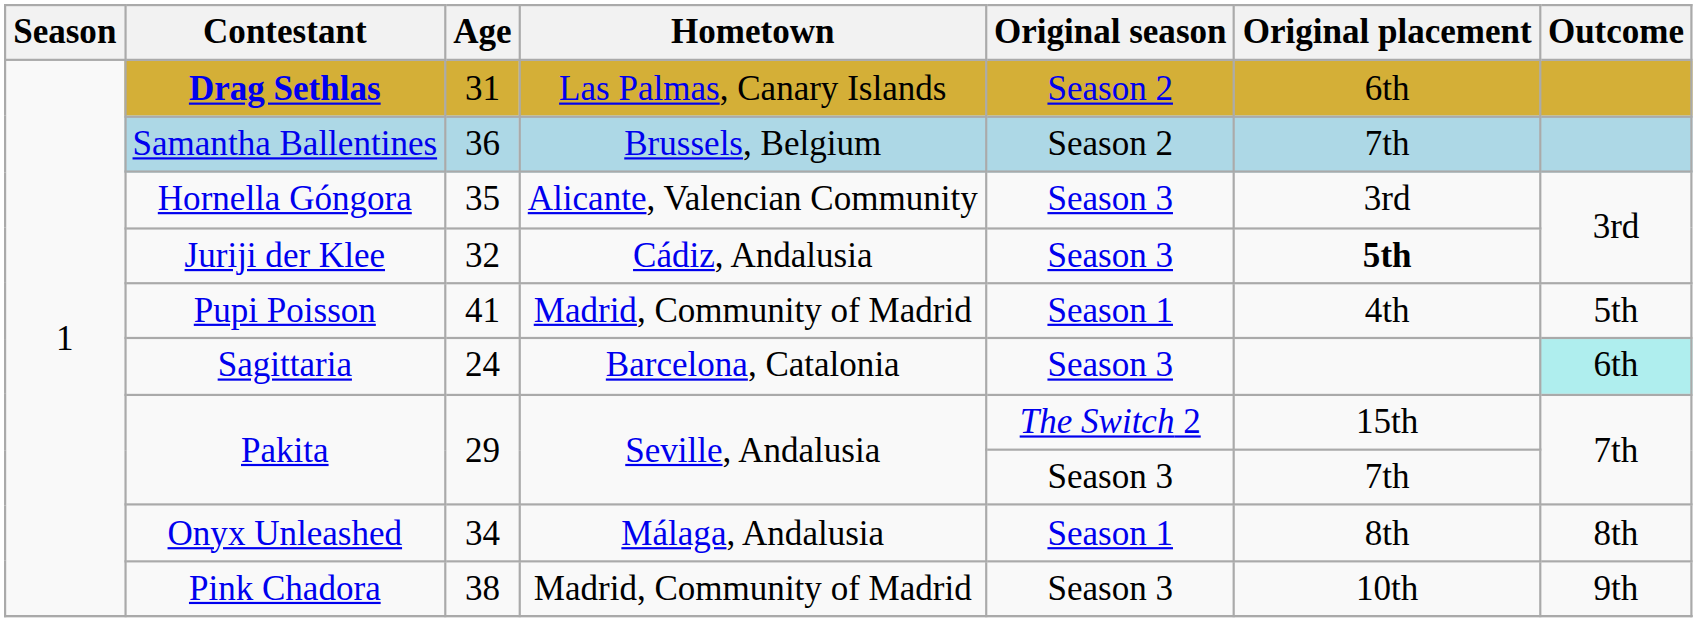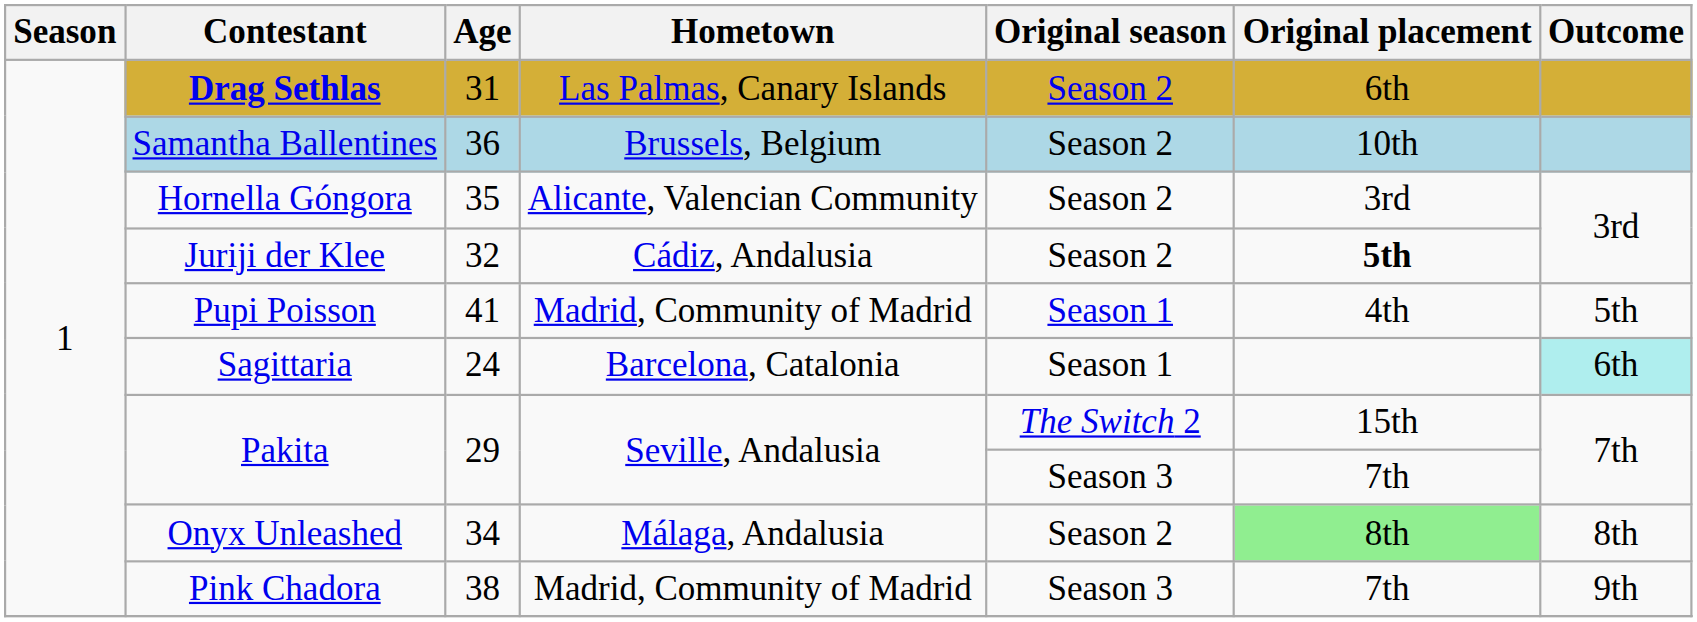(1387, 143) 7th -> (1387, 143) 10th
(1110, 198) Season 3 -> (1110, 198) Season 2
(1110, 254) Season 3 -> (1110, 254) Season 2
(1110, 365) Season 3 -> (1110, 365) Season 1
(1110, 532) Season 1 -> (1110, 532) Season 2
(1387, 532) no background -> (1387, 532) lightgreen background
(1387, 587) 10th -> (1387, 587) 7th
